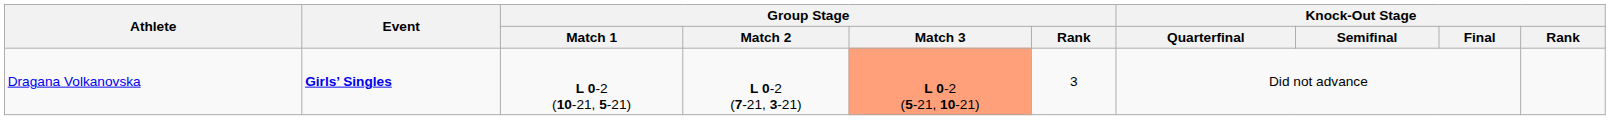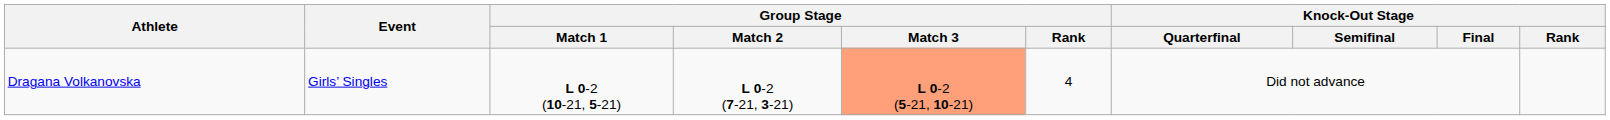(348, 82) bold -> (348, 82) normal
(1074, 82) 3 -> (1069, 82) 4
